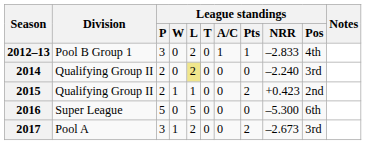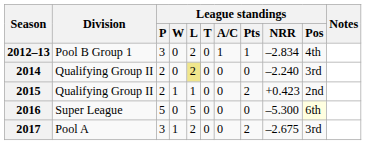(282, 52) –2.833 -> (282, 52) –2.834
(313, 110) no background -> (313, 110) lightyellow background
(282, 129) –2.673 -> (282, 129) –2.675
